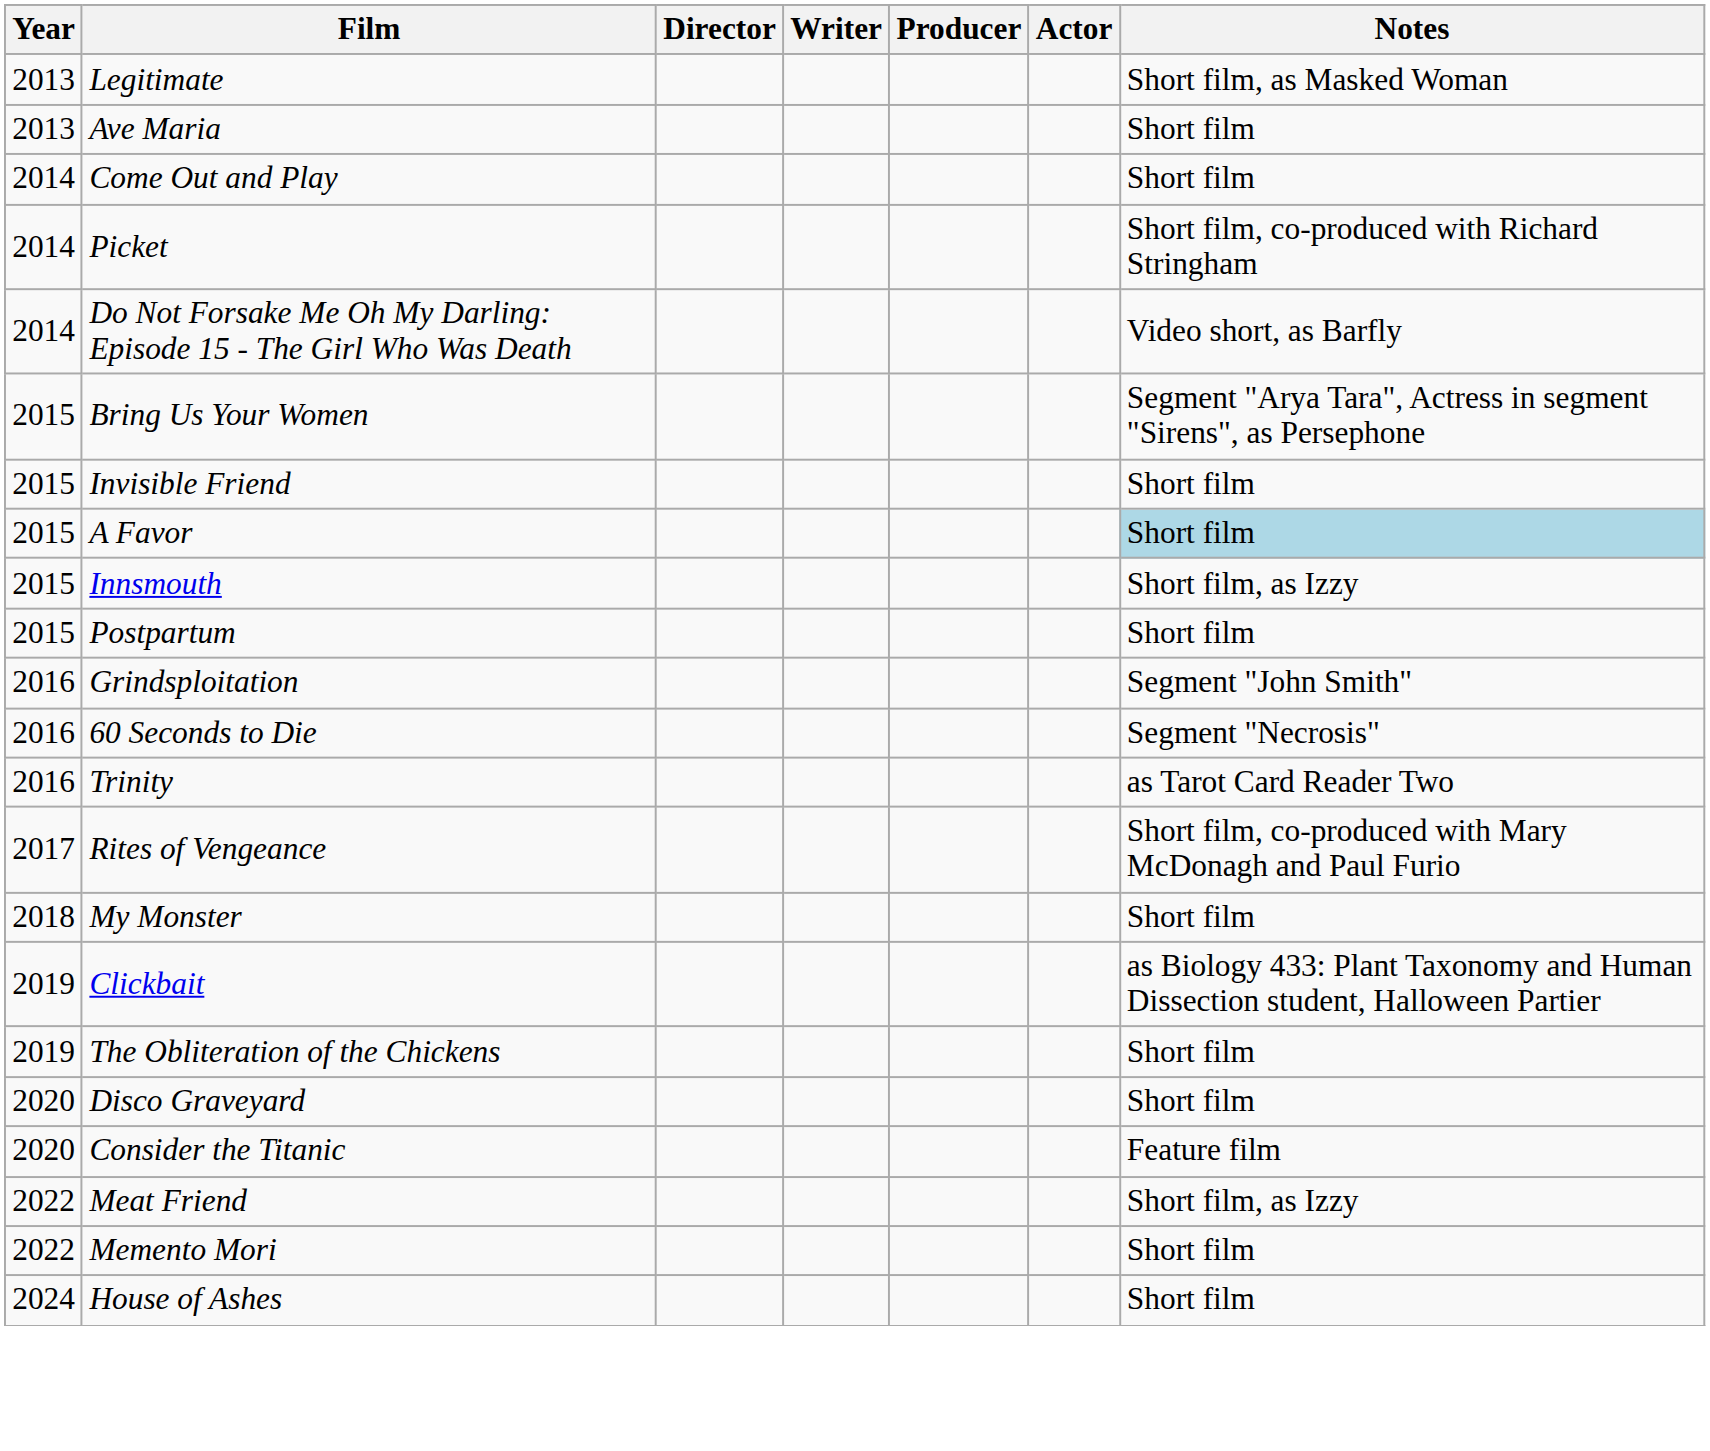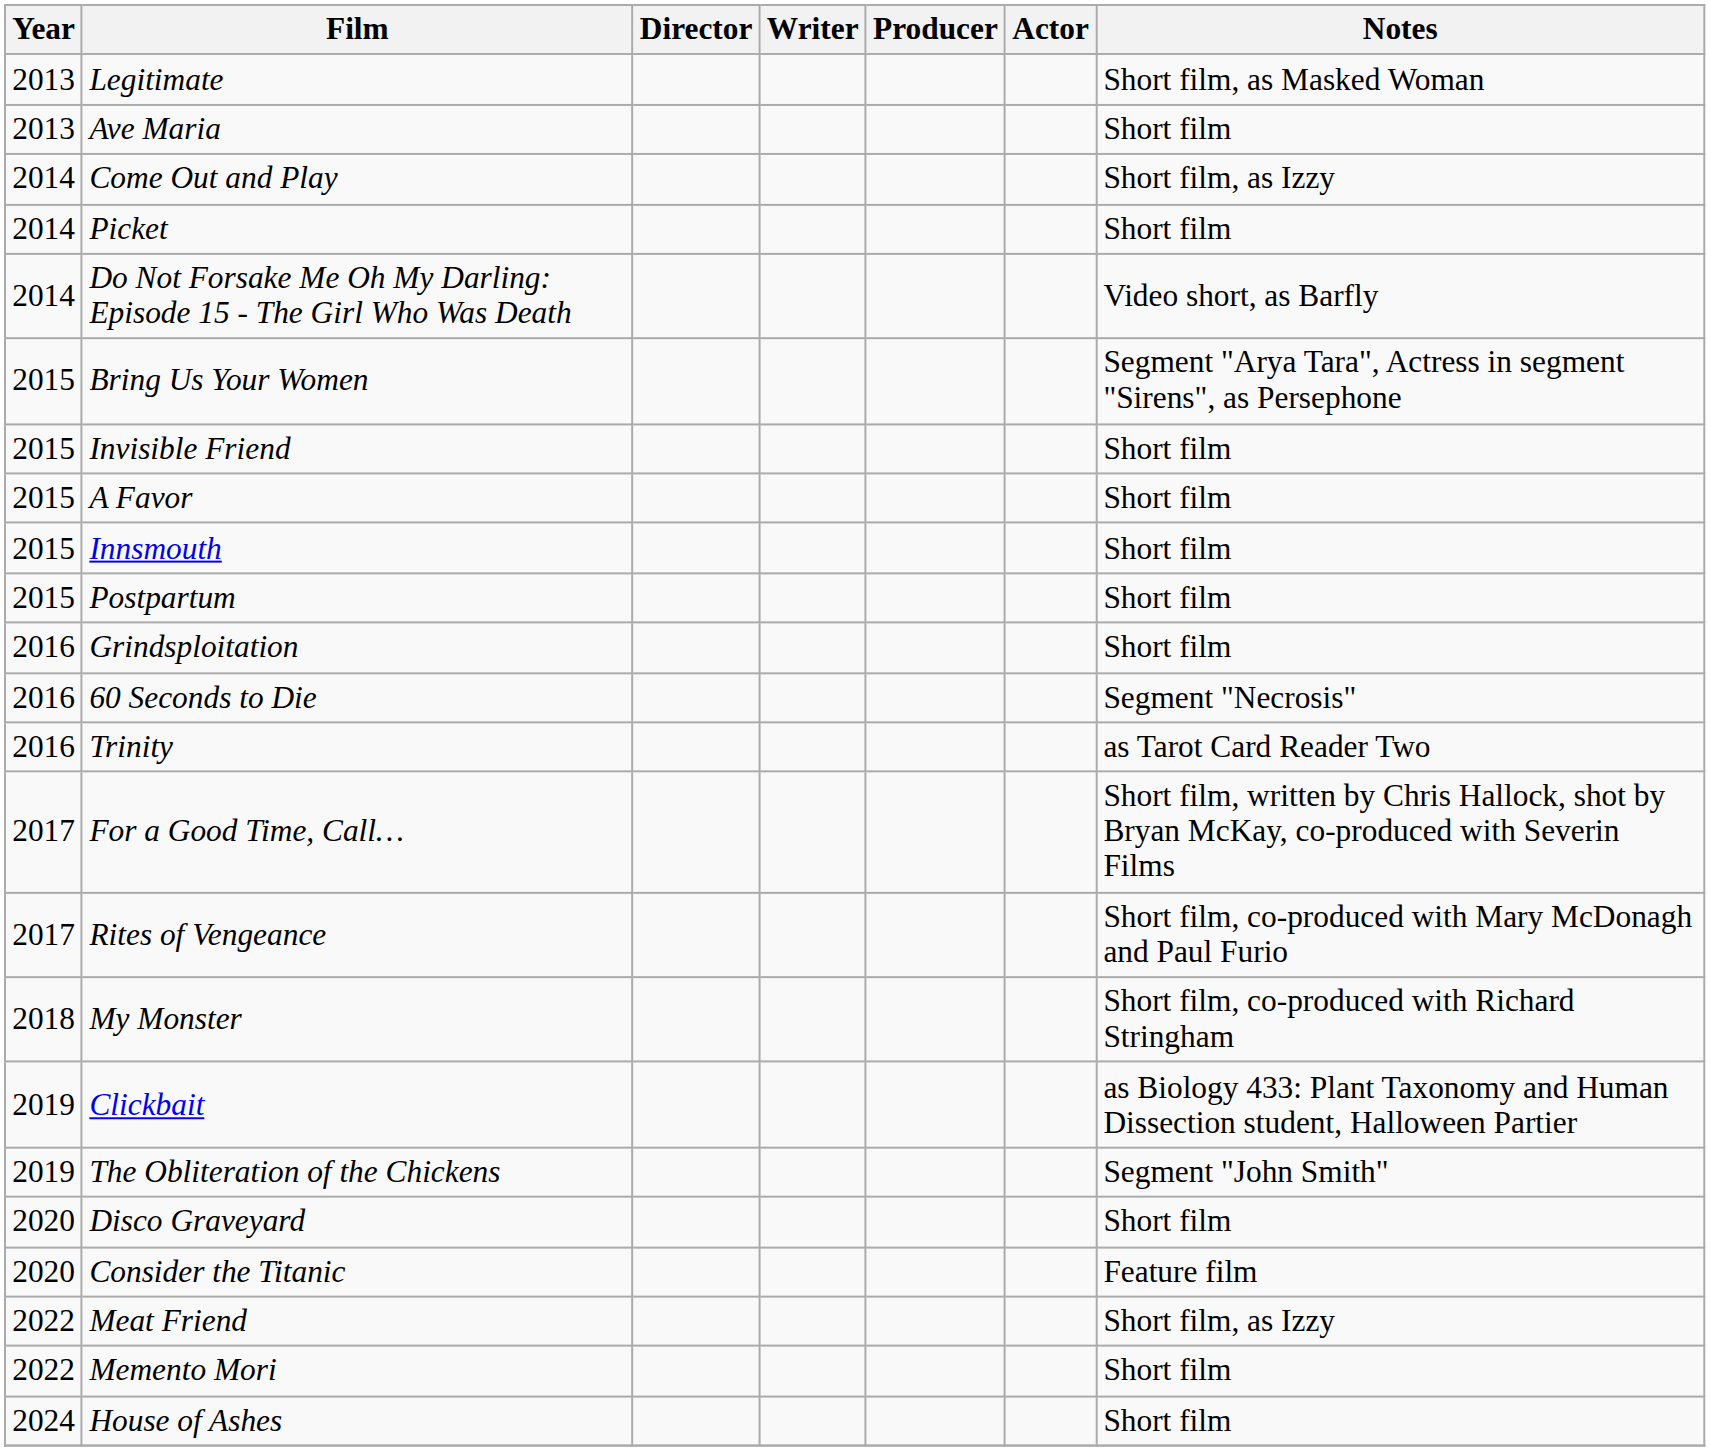(1191, 178) Short film -> (1219, 178) Short film, as Izzy
(1362, 245) Short film, co-produced with Richard Stringham -> (1167, 228) Short film
(1191, 533) lightblue background -> (1167, 497) no background
(1243, 582) Short film, as Izzy -> (1167, 547) Short film
(1269, 682) Segment "John Smith" -> (1167, 647) Short film
+ row: (247, 831)
(1191, 916) Short film -> (1339, 1019) Short film, co-produced with Richard Stringham
(1191, 1051) Short film -> (1246, 1171) Segment "John Smith"
